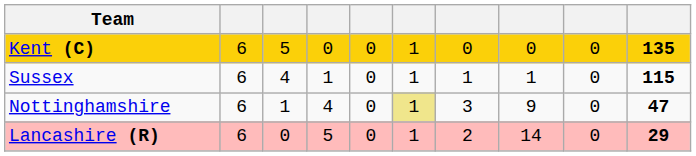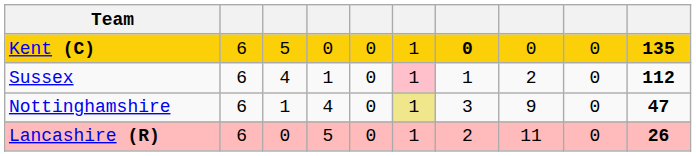(467, 49) normal -> (467, 49) bold
(414, 78) no background -> (414, 78) pink background
(531, 78) 1 -> (531, 78) 2
(659, 78) 115 -> (659, 78) 112
(531, 136) 14 -> (531, 136) 11
(658, 136) 29 -> (658, 136) 26
